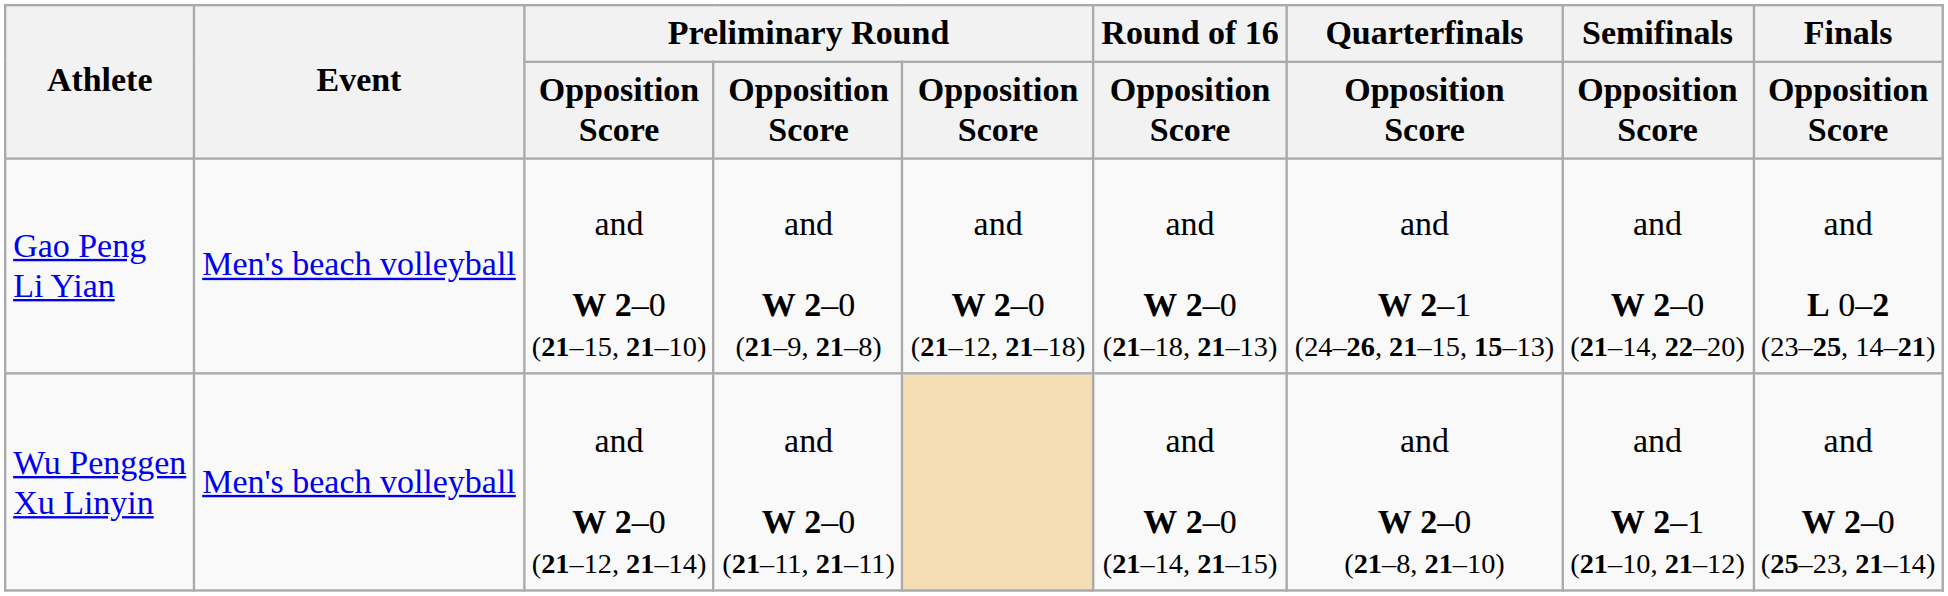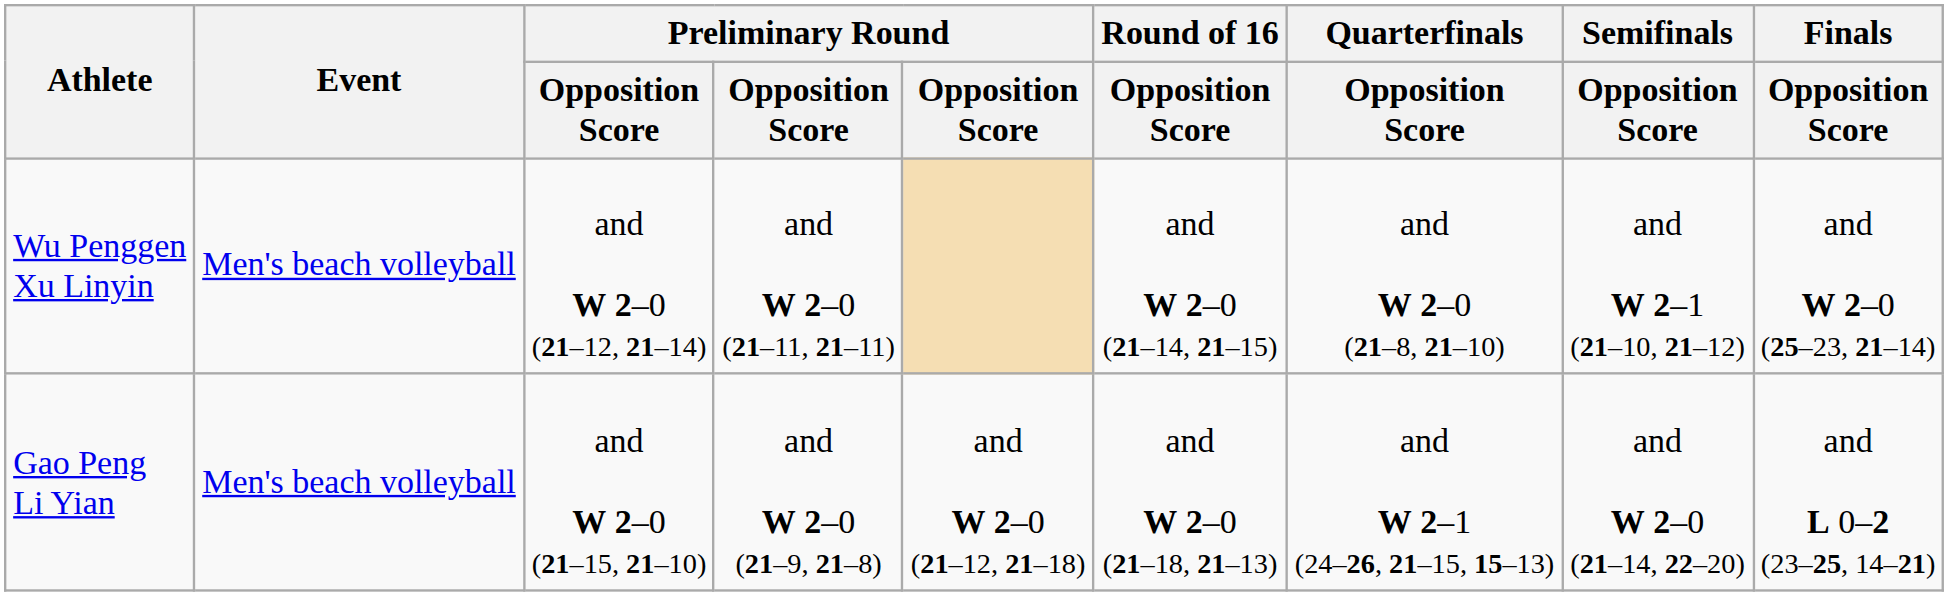rows swapped: (100, 481) <-> (80, 265)
